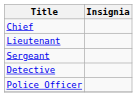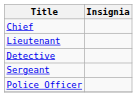rows swapped: (28, 56) <-> (31, 70)
